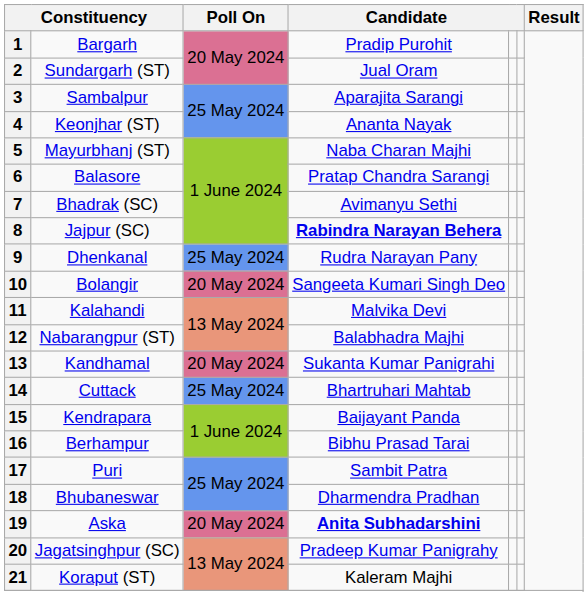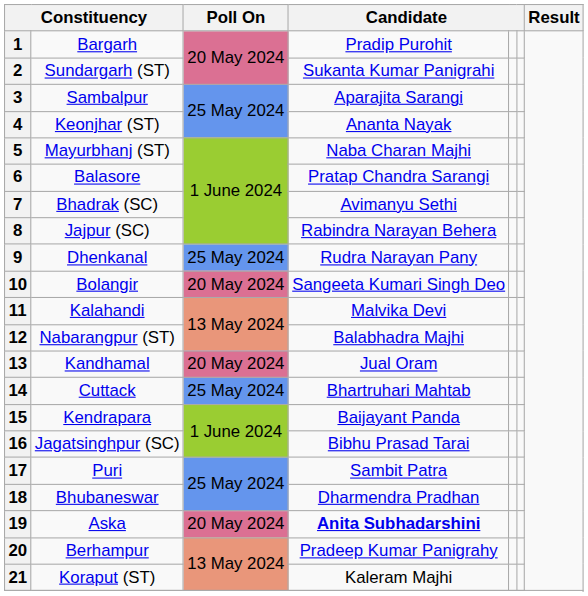(399, 71) Jual Oram -> (399, 71) Sukanta Kumar Panigrahi
(399, 230) bold -> (399, 230) normal
(399, 364) Sukanta Kumar Panigrahi -> (399, 364) Jual Oram
(107, 444) Berhampur -> (107, 444) Jagatsinghpur (SC)
(107, 550) Jagatsinghpur (SC) -> (107, 550) Berhampur
